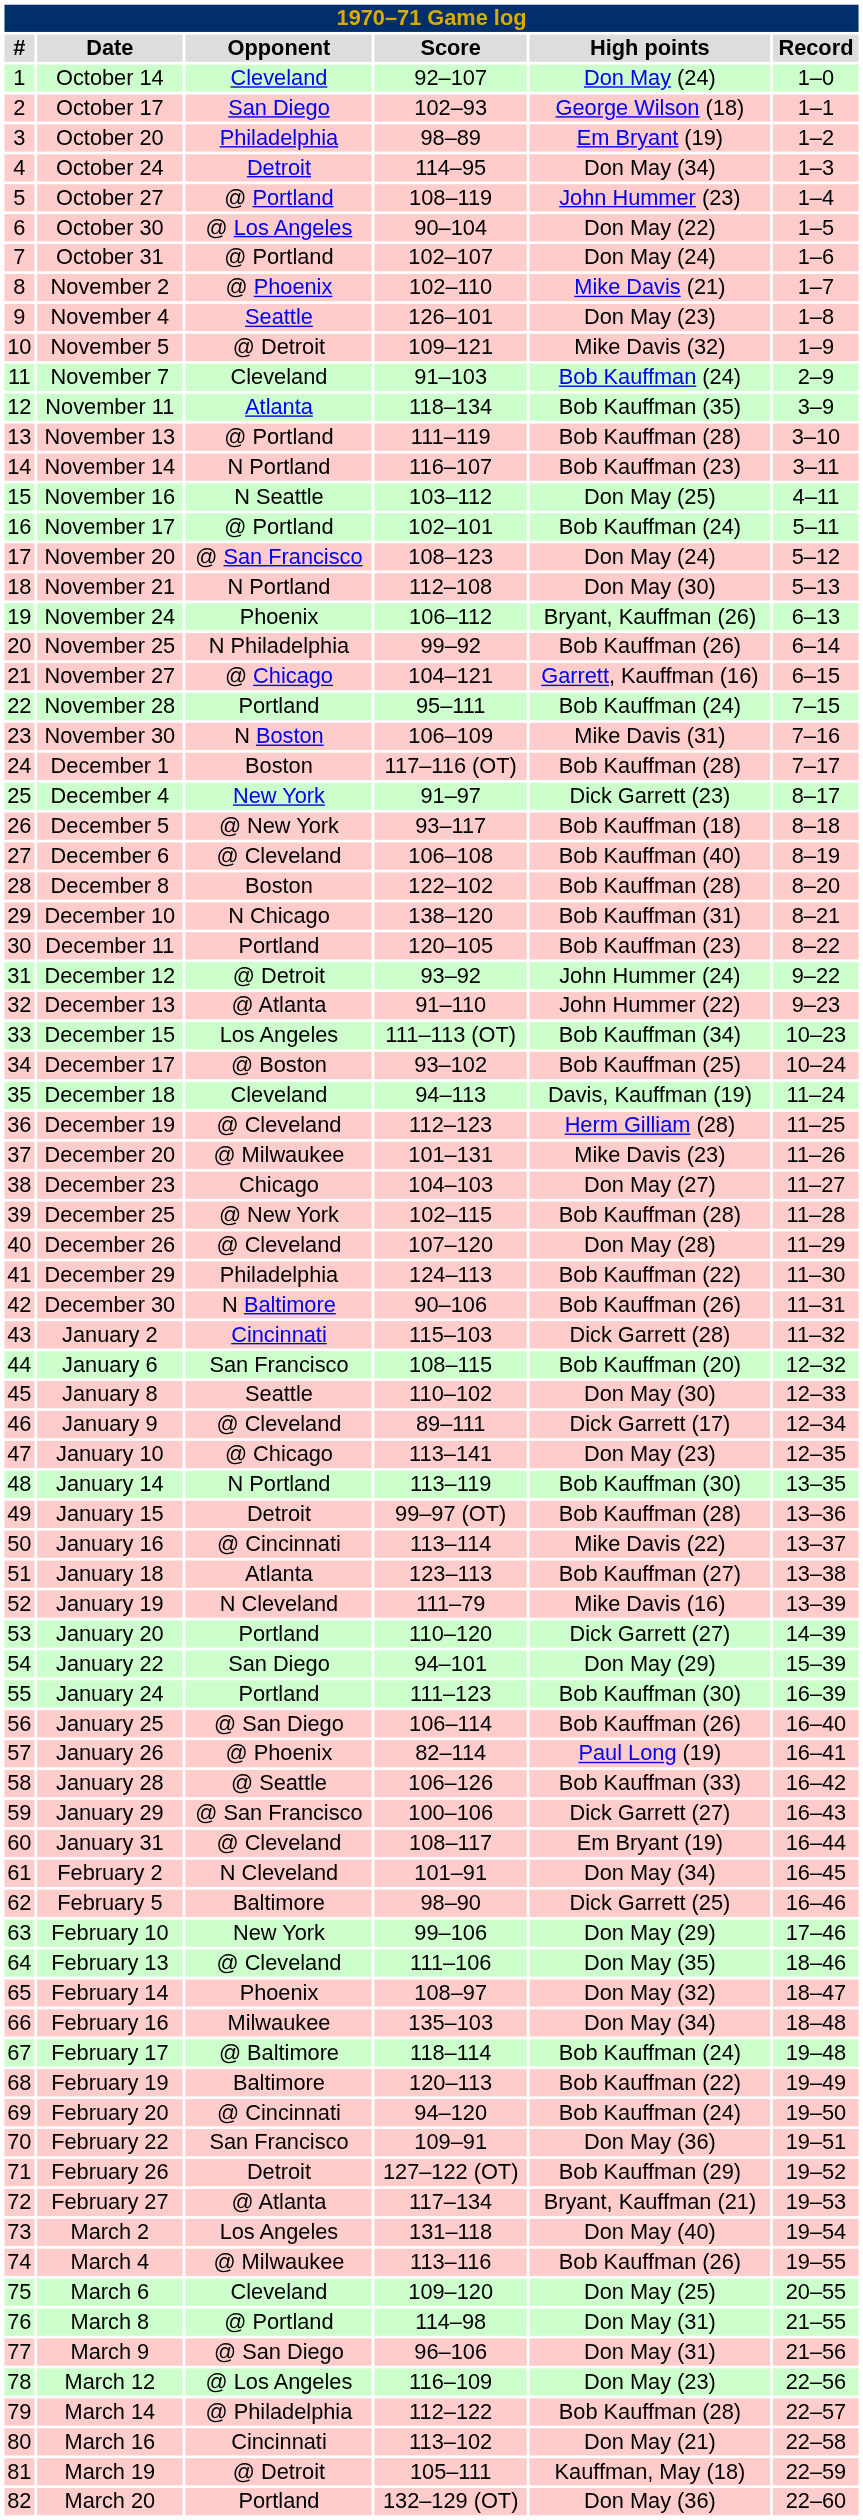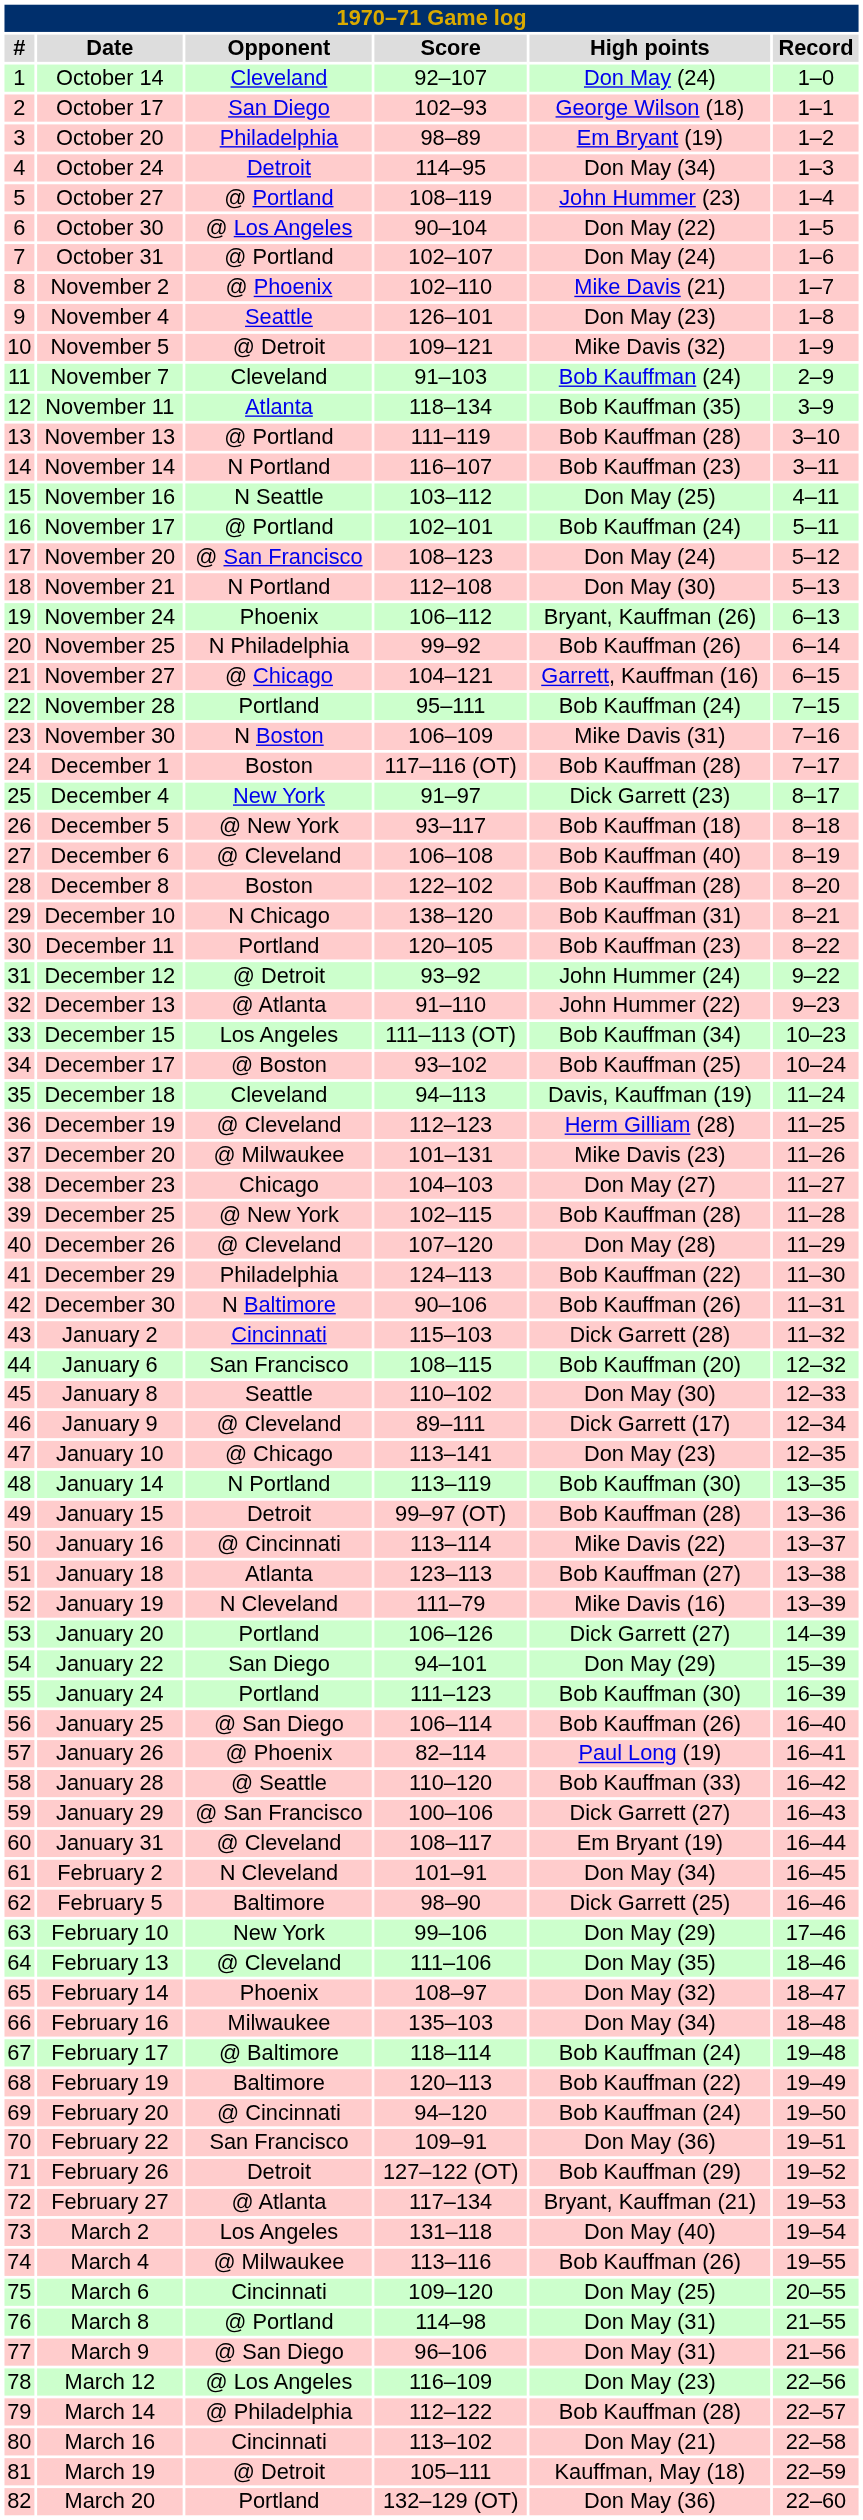(451, 1633) 110–120 -> (451, 1633) 106–126
(451, 1783) 106–126 -> (451, 1783) 110–120
(279, 2292) Cleveland -> (279, 2292) Cincinnati
